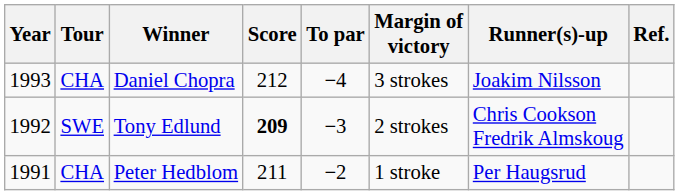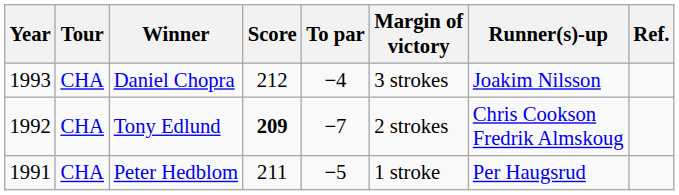(82, 126) SWE -> (82, 126) CHA
(335, 126) −3 -> (335, 126) −7
(335, 172) −2 -> (335, 172) −5
